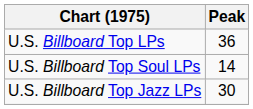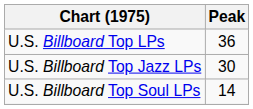rows swapped: (104, 66) <-> (105, 91)
